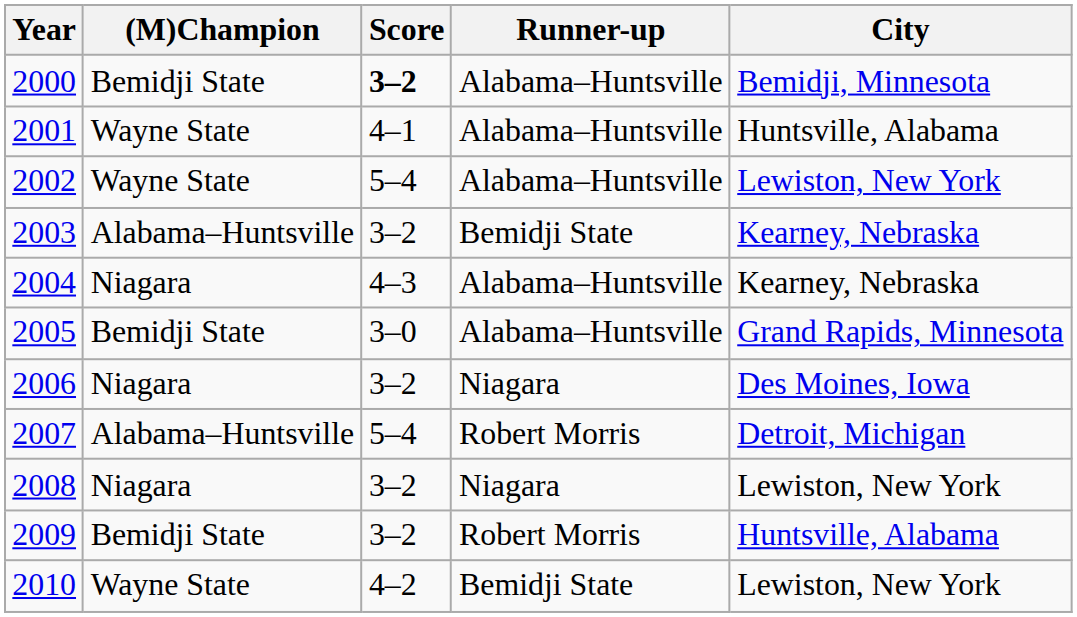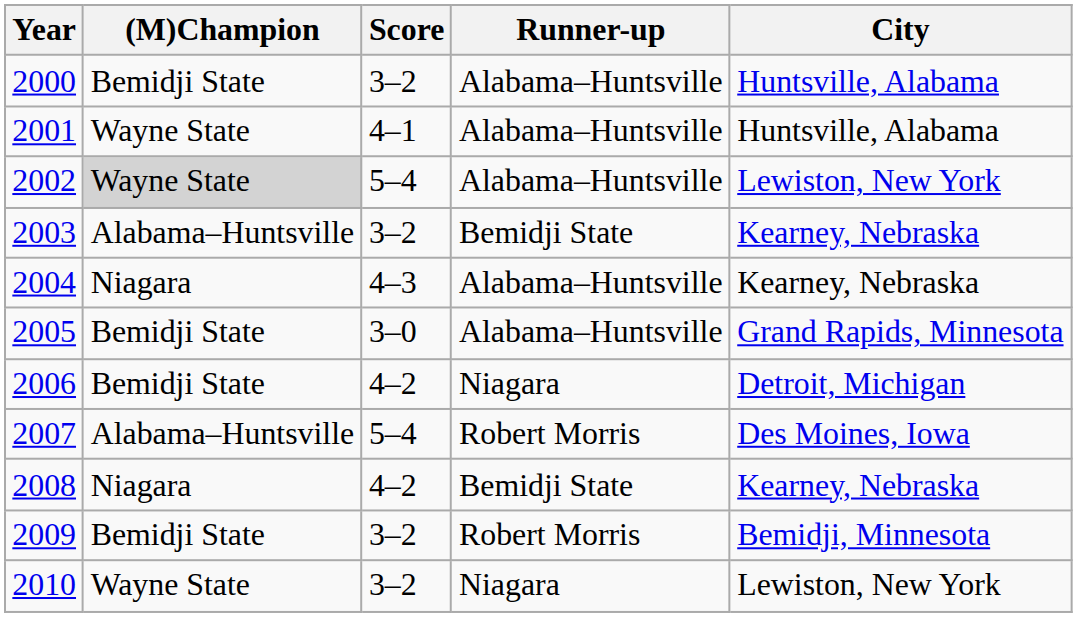(393, 80) bold -> (393, 80) normal
(864, 80) Bemidji, Minnesota -> (868, 80) Huntsville, Alabama
(170, 181) no background -> (170, 181) lightgrey background
(141, 383) Niagara -> (178, 383) Bemidji State
(393, 383) 3–2 -> (393, 383) 4–2
(854, 383) Des Moines, Iowa -> (851, 383) Detroit, Michigan
(851, 433) Detroit, Michigan -> (854, 433) Des Moines, Iowa
(393, 484) 3–2 -> (393, 484) 4–2
(509, 484) Niagara -> (546, 484) Bemidji State
(869, 484) Lewiston, New York -> (858, 484) Kearney, Nebraska
(868, 534) Huntsville, Alabama -> (864, 534) Bemidji, Minnesota
(393, 585) 4–2 -> (393, 585) 3–2
(546, 585) Bemidji State -> (509, 585) Niagara
